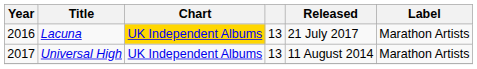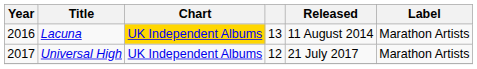(323, 34) 21 July 2017 -> (331, 34) 11 August 2014
(275, 53) 13 -> (275, 53) 12
(331, 53) 11 August 2014 -> (323, 53) 21 July 2017
